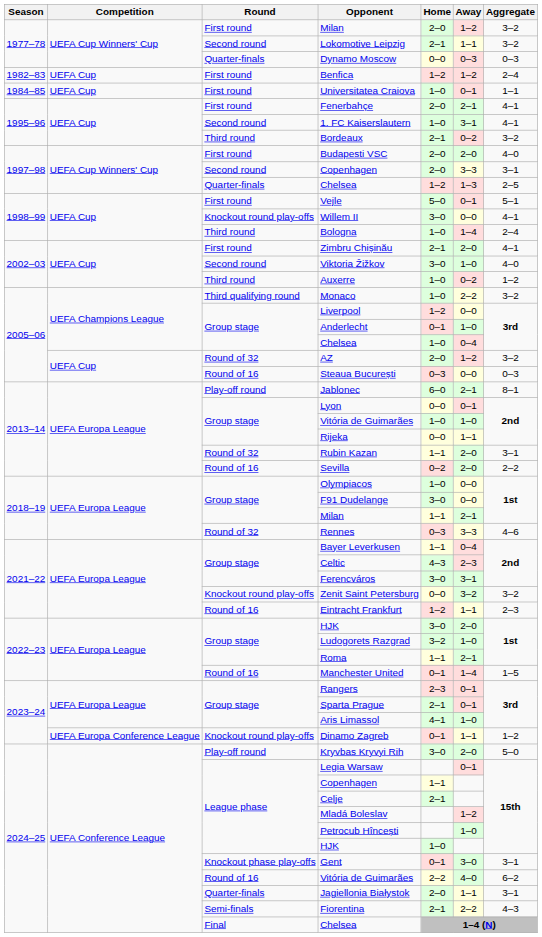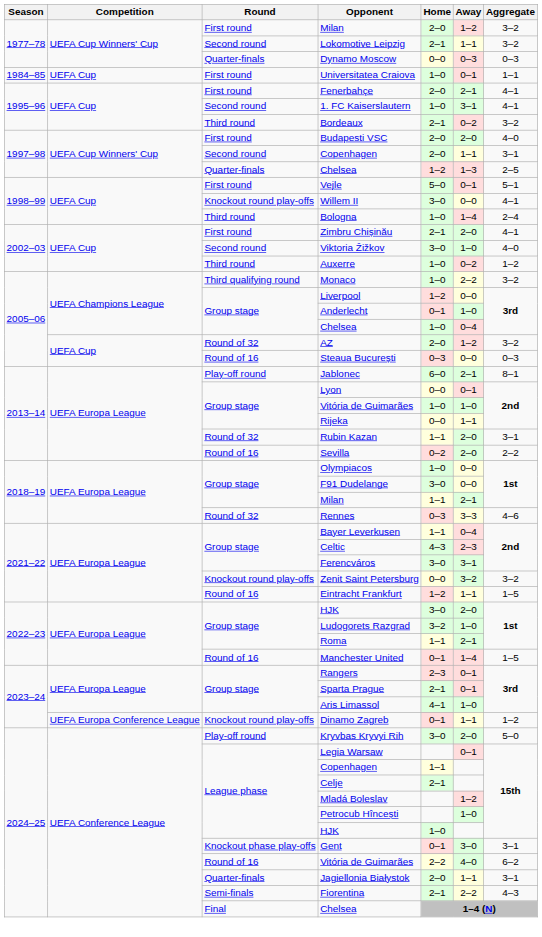- row: (26, 75)
(468, 169) 3–3 -> (468, 153) 1–1
(510, 610) 2–3 -> (510, 594) 1–5
